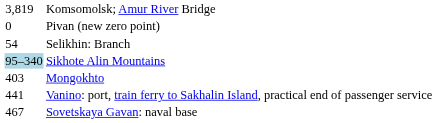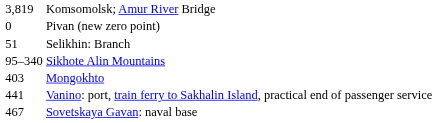(12, 43) 54 -> (12, 43) 51
(24, 60) lightblue background -> (24, 60) no background
